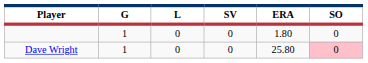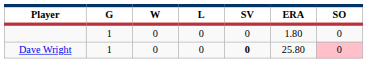+ column: (155, 15)
(230, 50) normal -> (247, 50) bold
